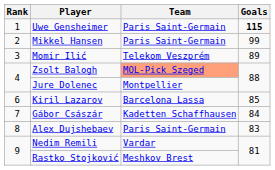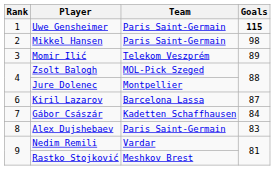(254, 41) 99 -> (254, 41) 98
(164, 70) lightsalmon background -> (164, 70) no background
(254, 99) 85 -> (254, 99) 87
